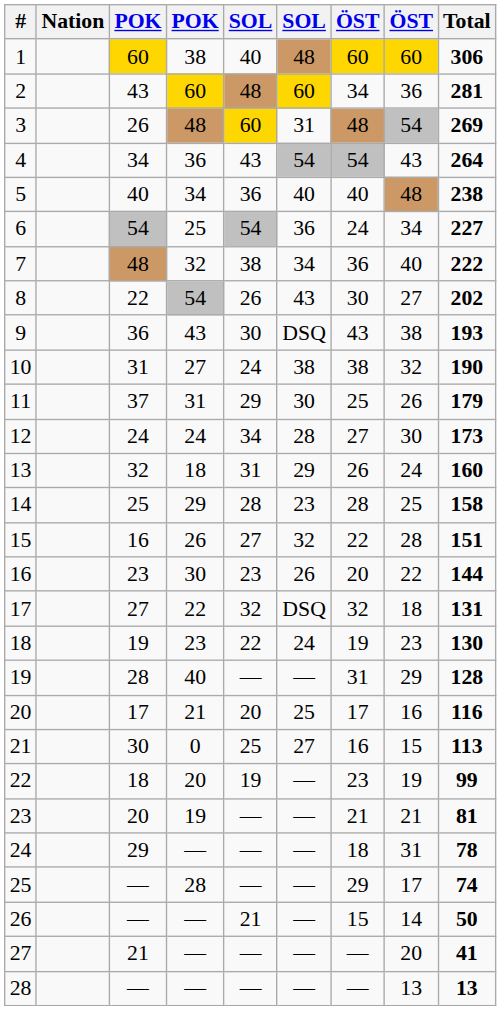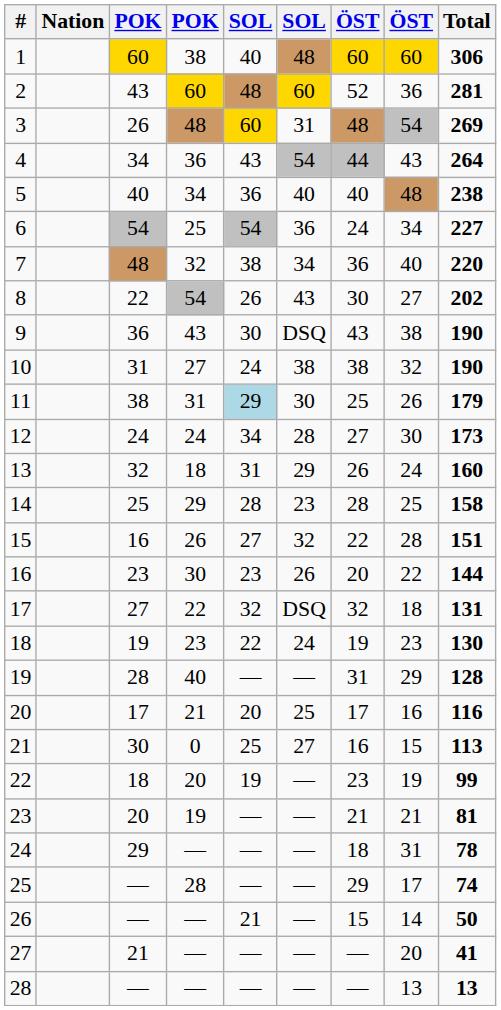(358, 90) 34 -> (358, 90) 52
(358, 159) 54 -> (358, 159) 44
(467, 263) 222 -> (467, 263) 220
(467, 332) 193 -> (467, 332) 190
(138, 401) 37 -> (138, 401) 38
(251, 401) no background -> (251, 401) lightblue background
